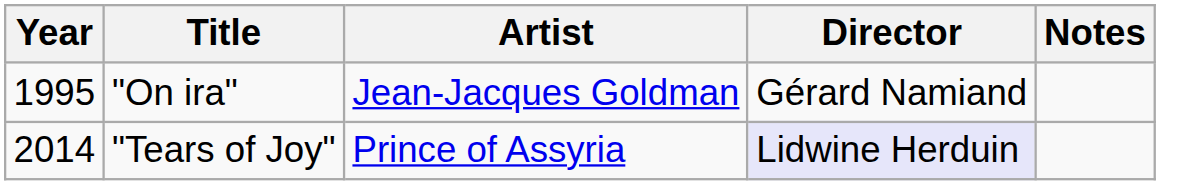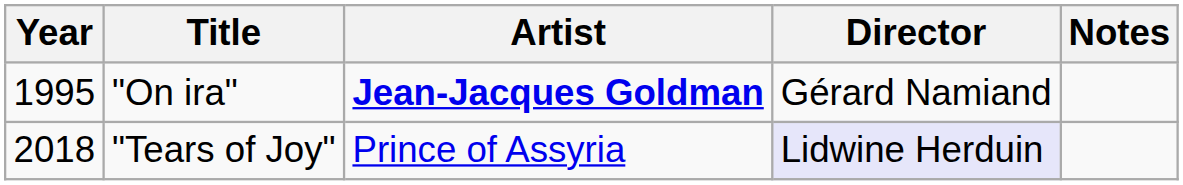(546, 91) normal -> (558, 91) bold
(54, 149) 2014 -> (54, 149) 2018
